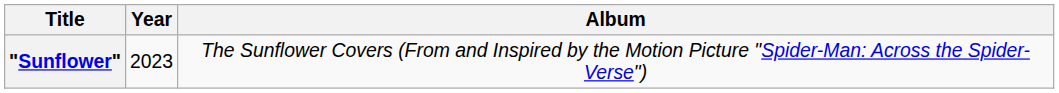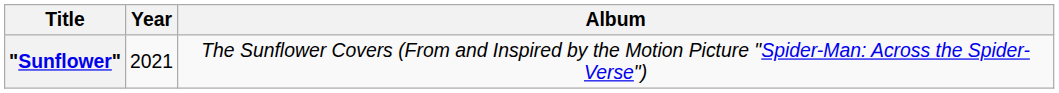(151, 61) 2023 -> (151, 61) 2021
